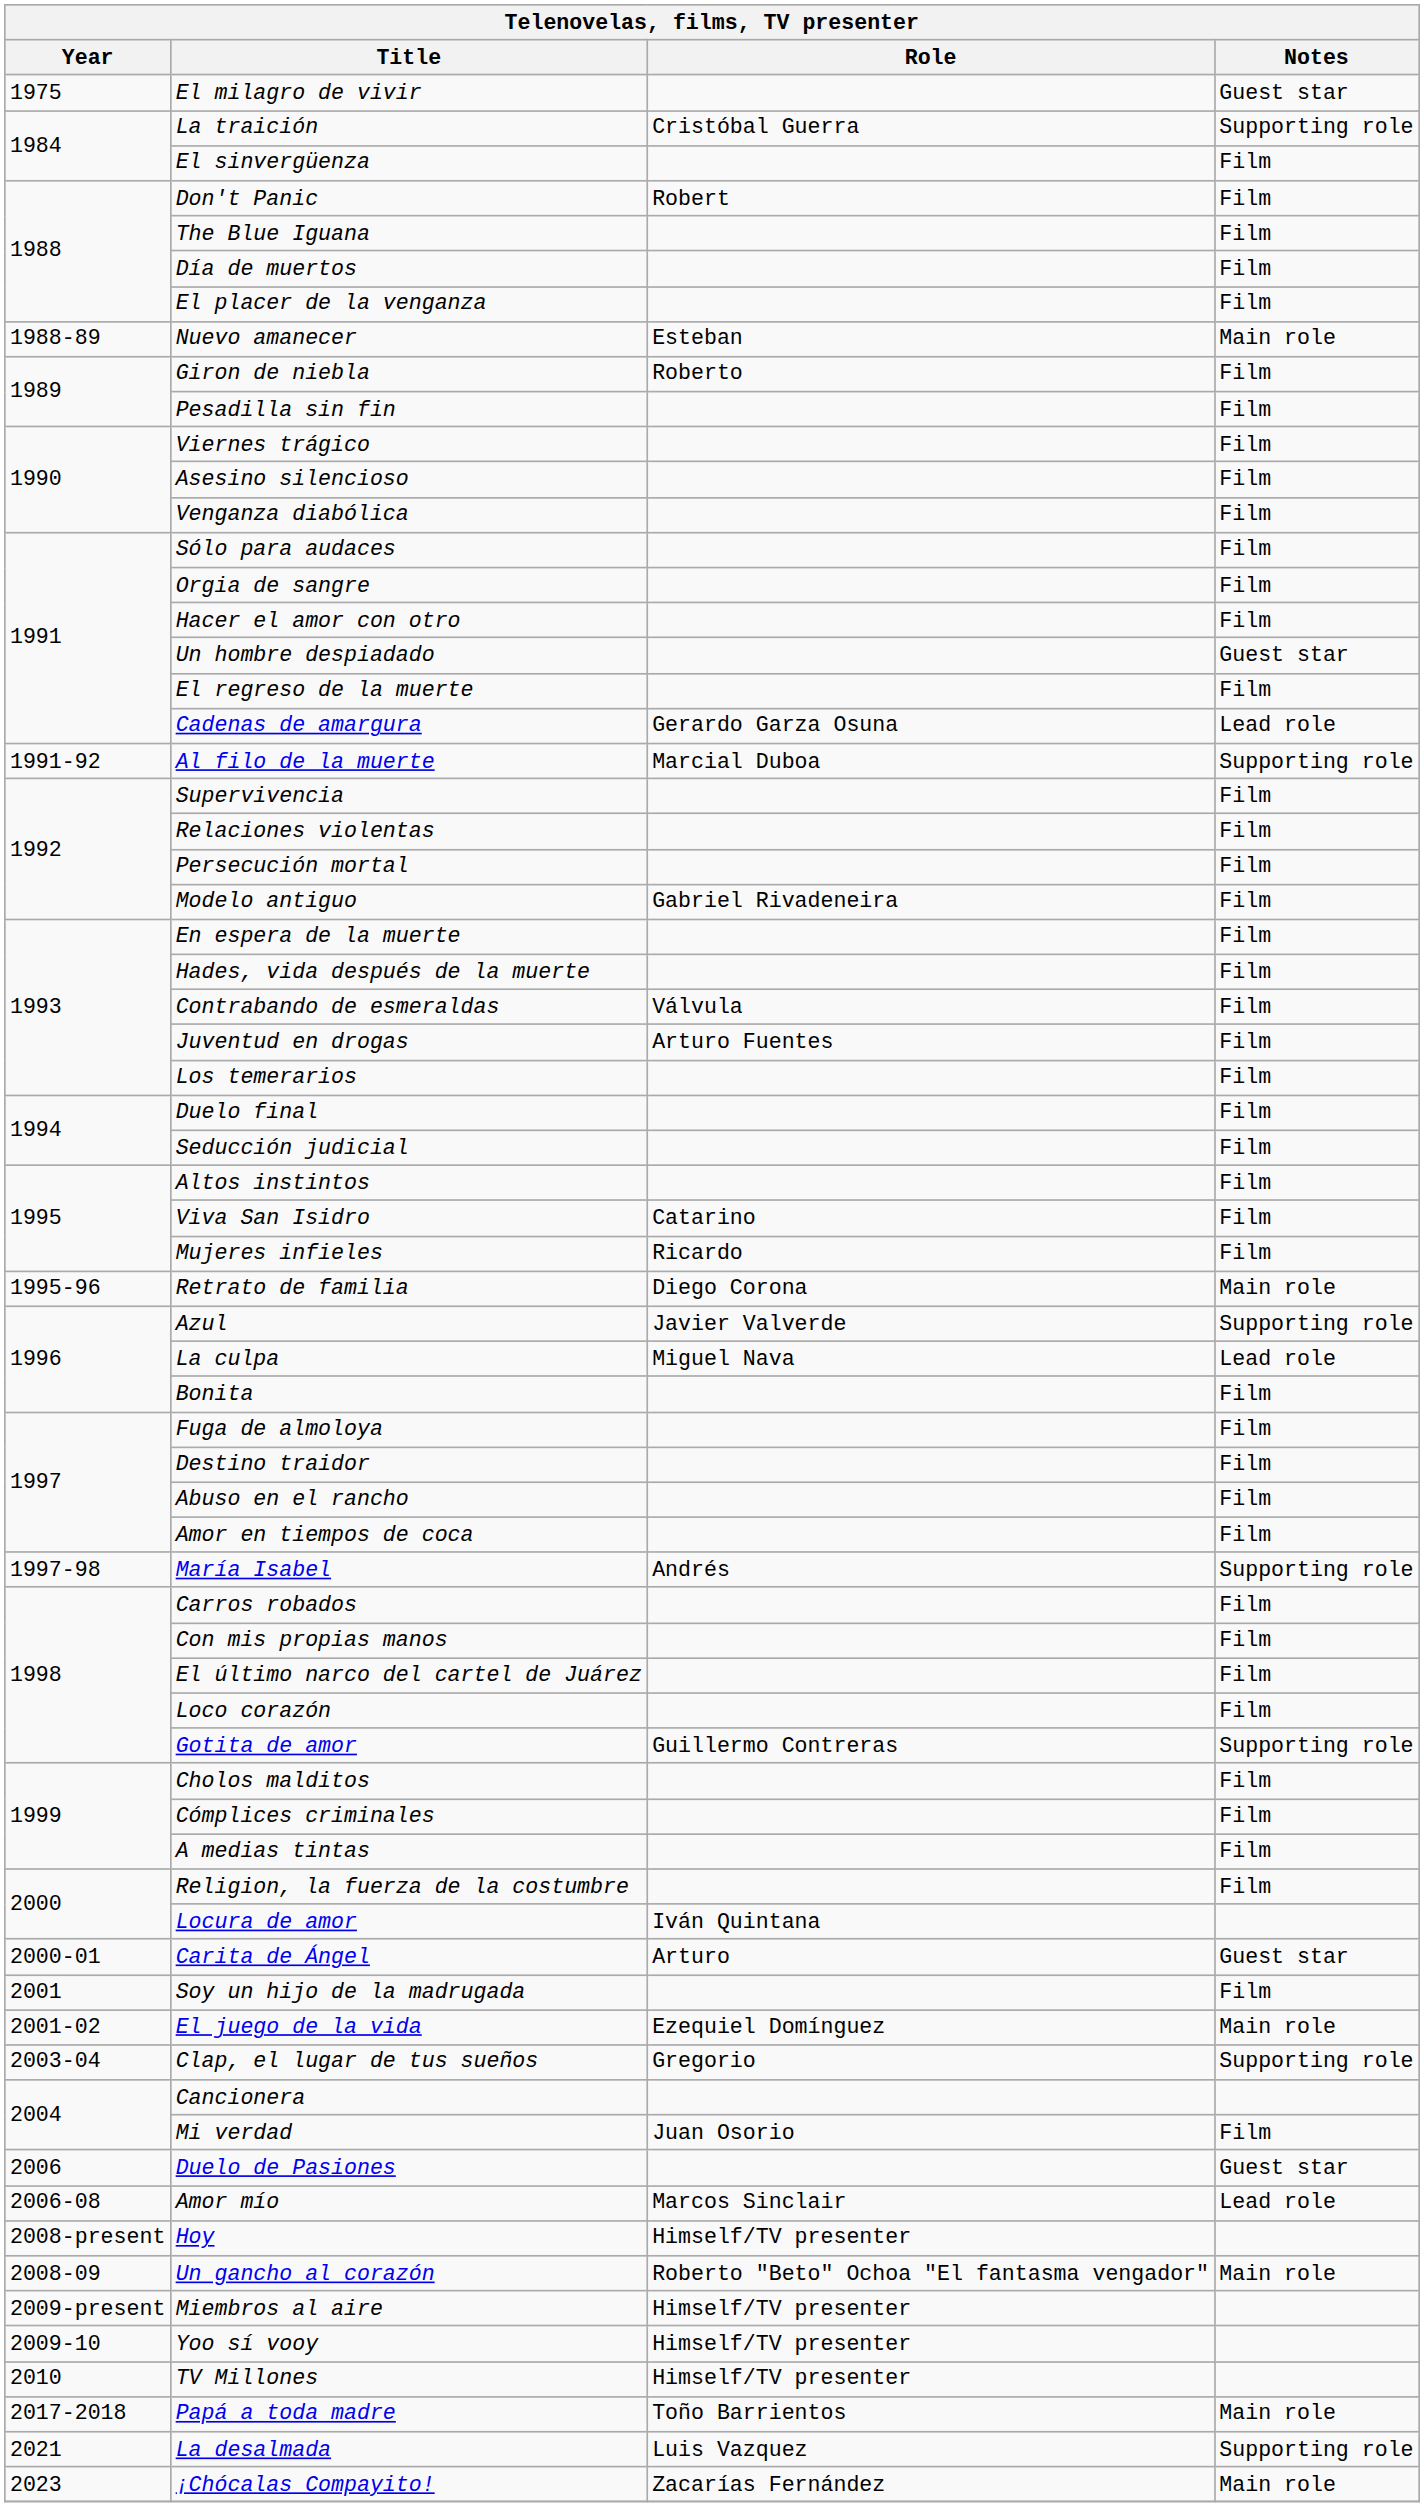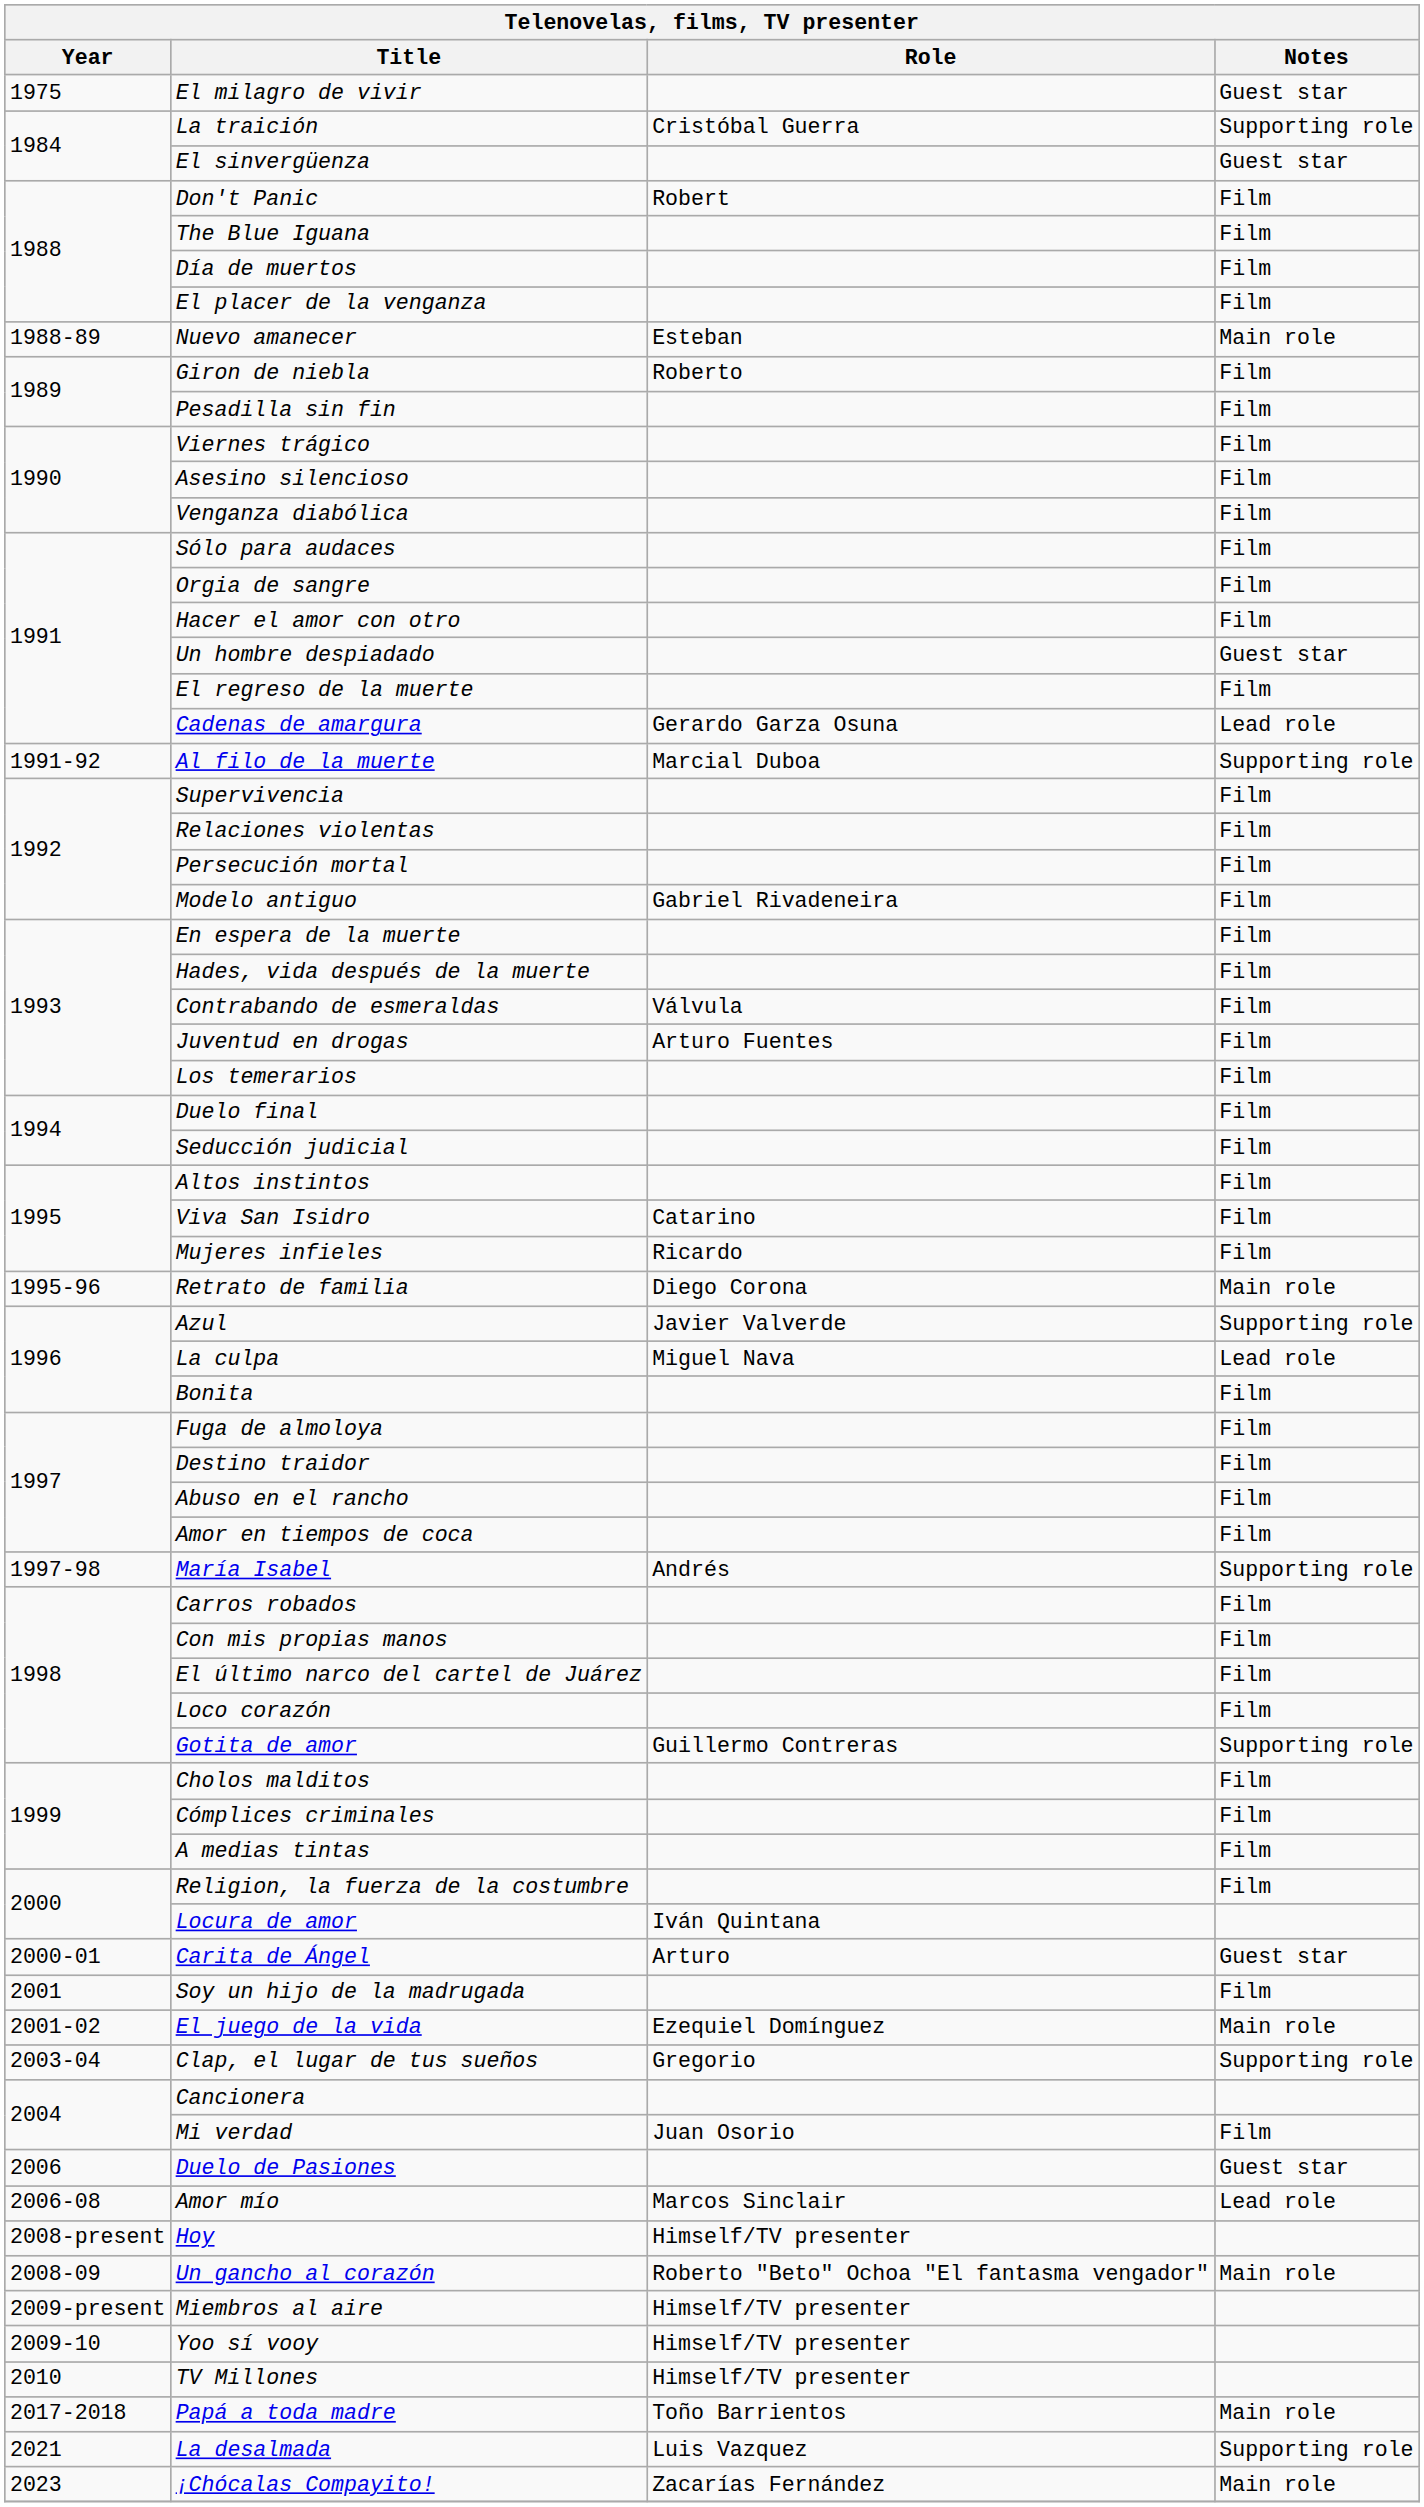(1245, 163) Film -> (1284, 163) Guest star
